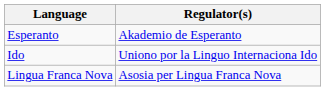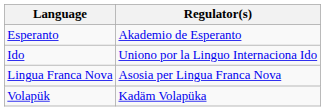+ row: (29, 95)
